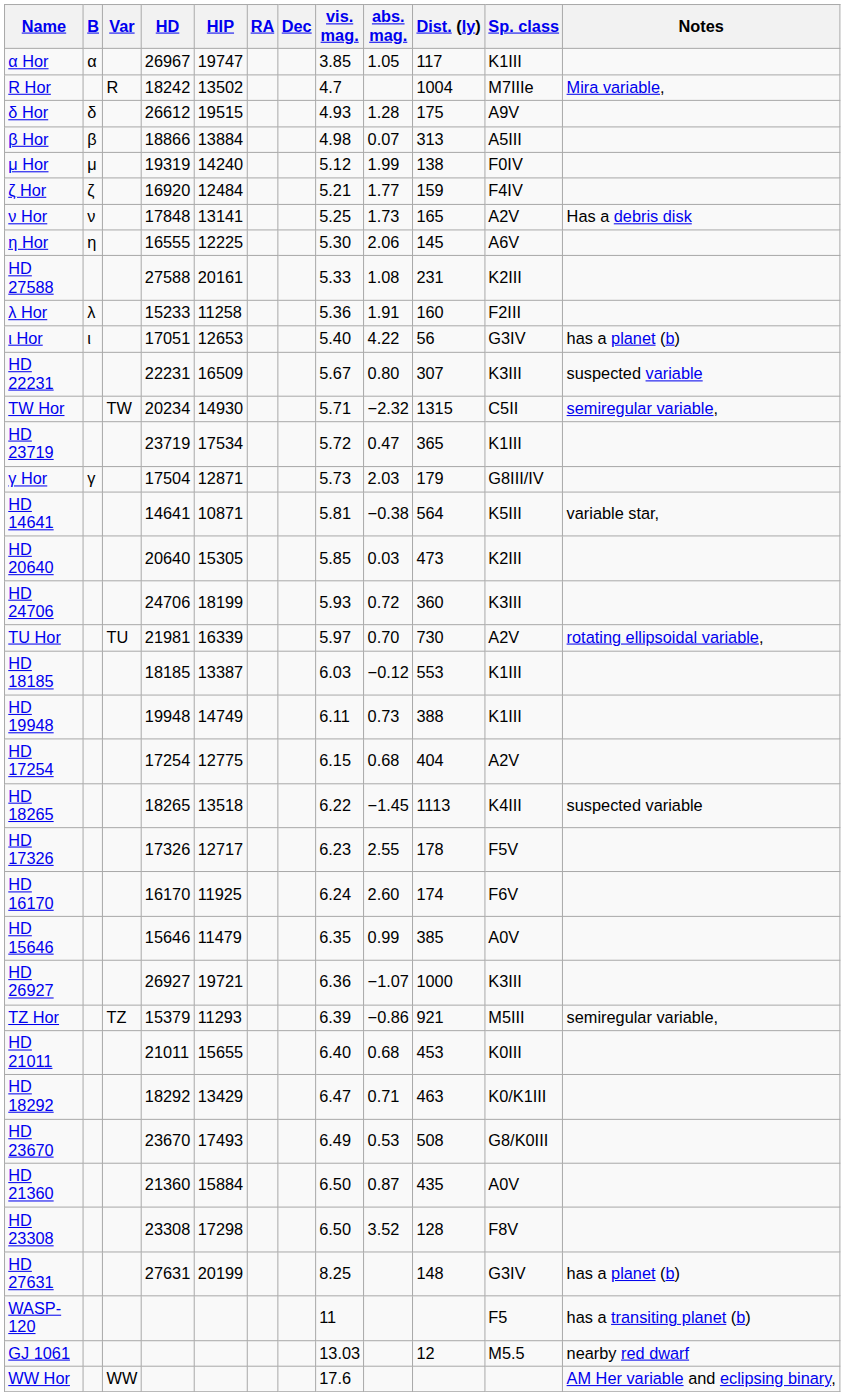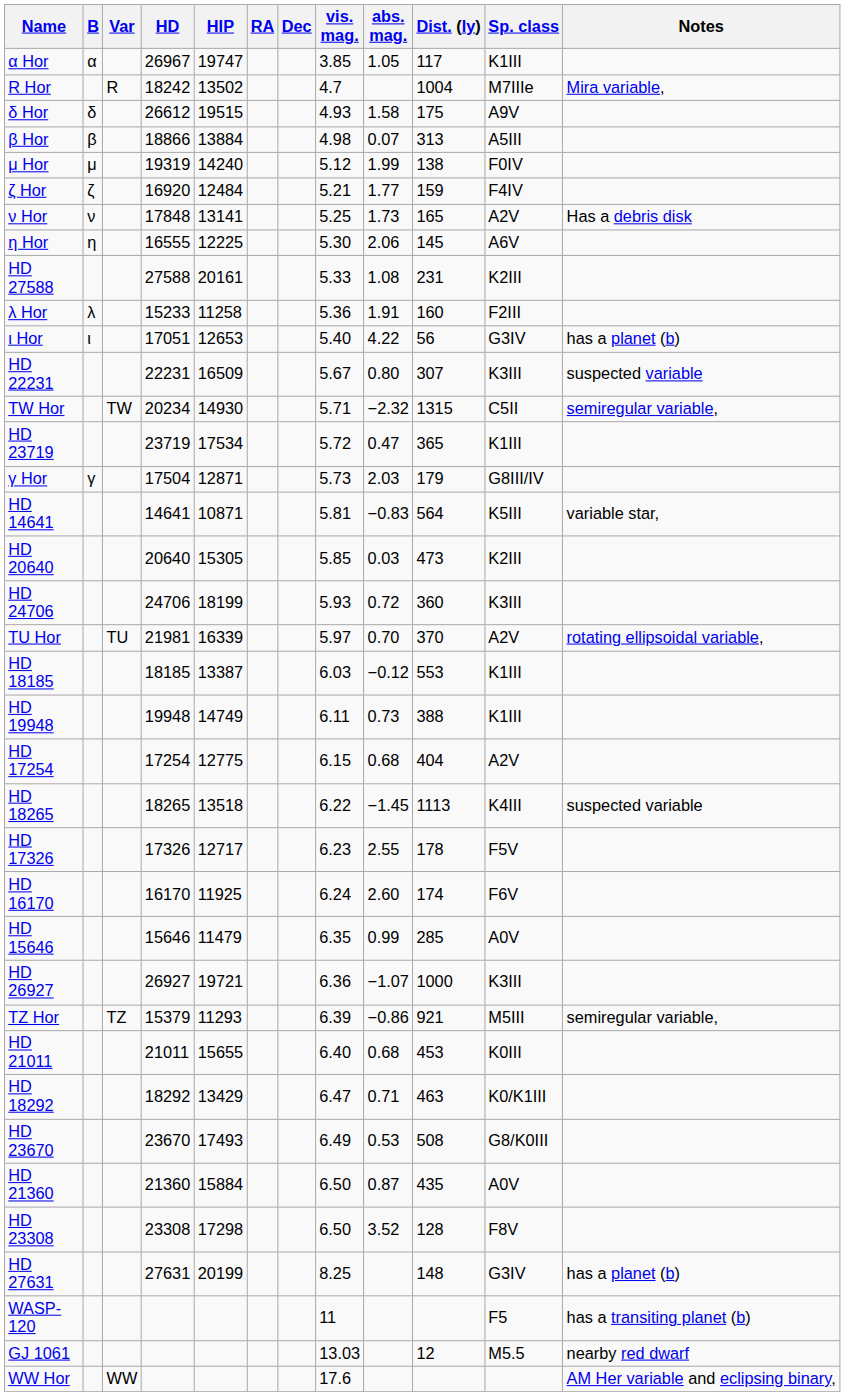(383, 113) 1.28 -> (383, 113) 1.58
(388, 514) −0.38 -> (388, 514) −0.83
(430, 637) 730 -> (430, 637) 370
(430, 938) 385 -> (430, 938) 285
